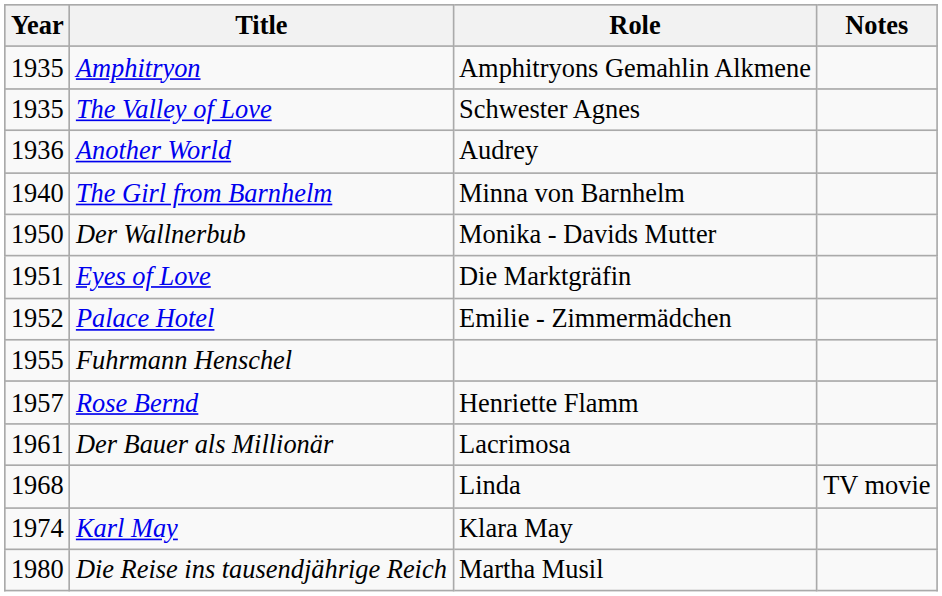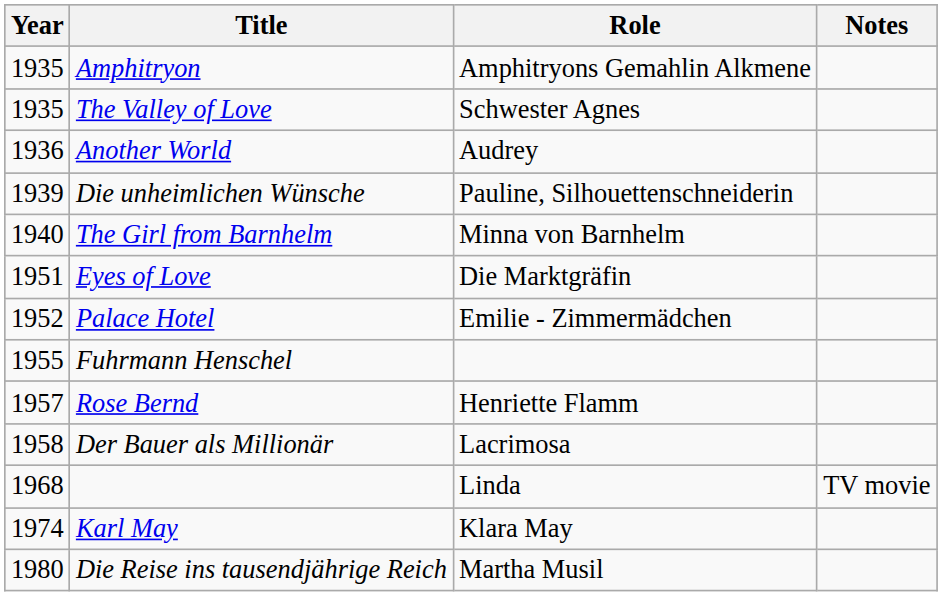+ row: (220, 192)
- row: (161, 234)
(37, 444) 1961 -> (37, 444) 1958
